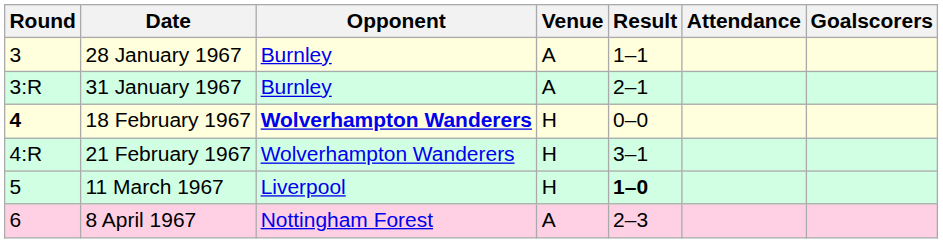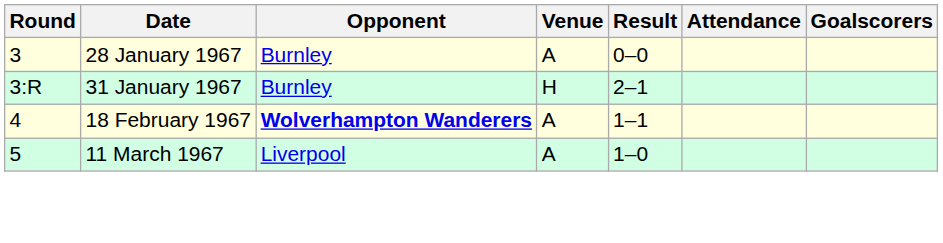(631, 54) 1–1 -> (631, 54) 0–0
(549, 87) A -> (549, 87) H
(15, 120) bold -> (15, 120) normal
(549, 120) H -> (549, 120) A
(631, 120) 0–0 -> (631, 120) 1–1
- row: (168, 154)
(549, 187) H -> (549, 154) A
(631, 187) bold -> (631, 154) normal
- row: (141, 220)
